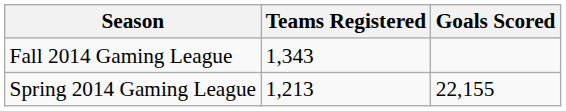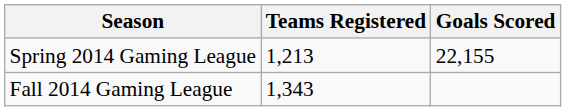rows swapped: (121, 55) <-> (133, 88)
